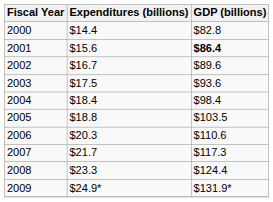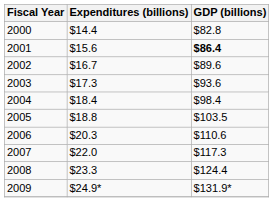(83, 83) $17.5 -> (83, 83) $17.3
(83, 153) $21.7 -> (83, 153) $22.0
